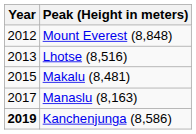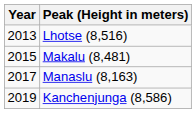- row: (108, 35)
(22, 118) bold -> (22, 98) normal
